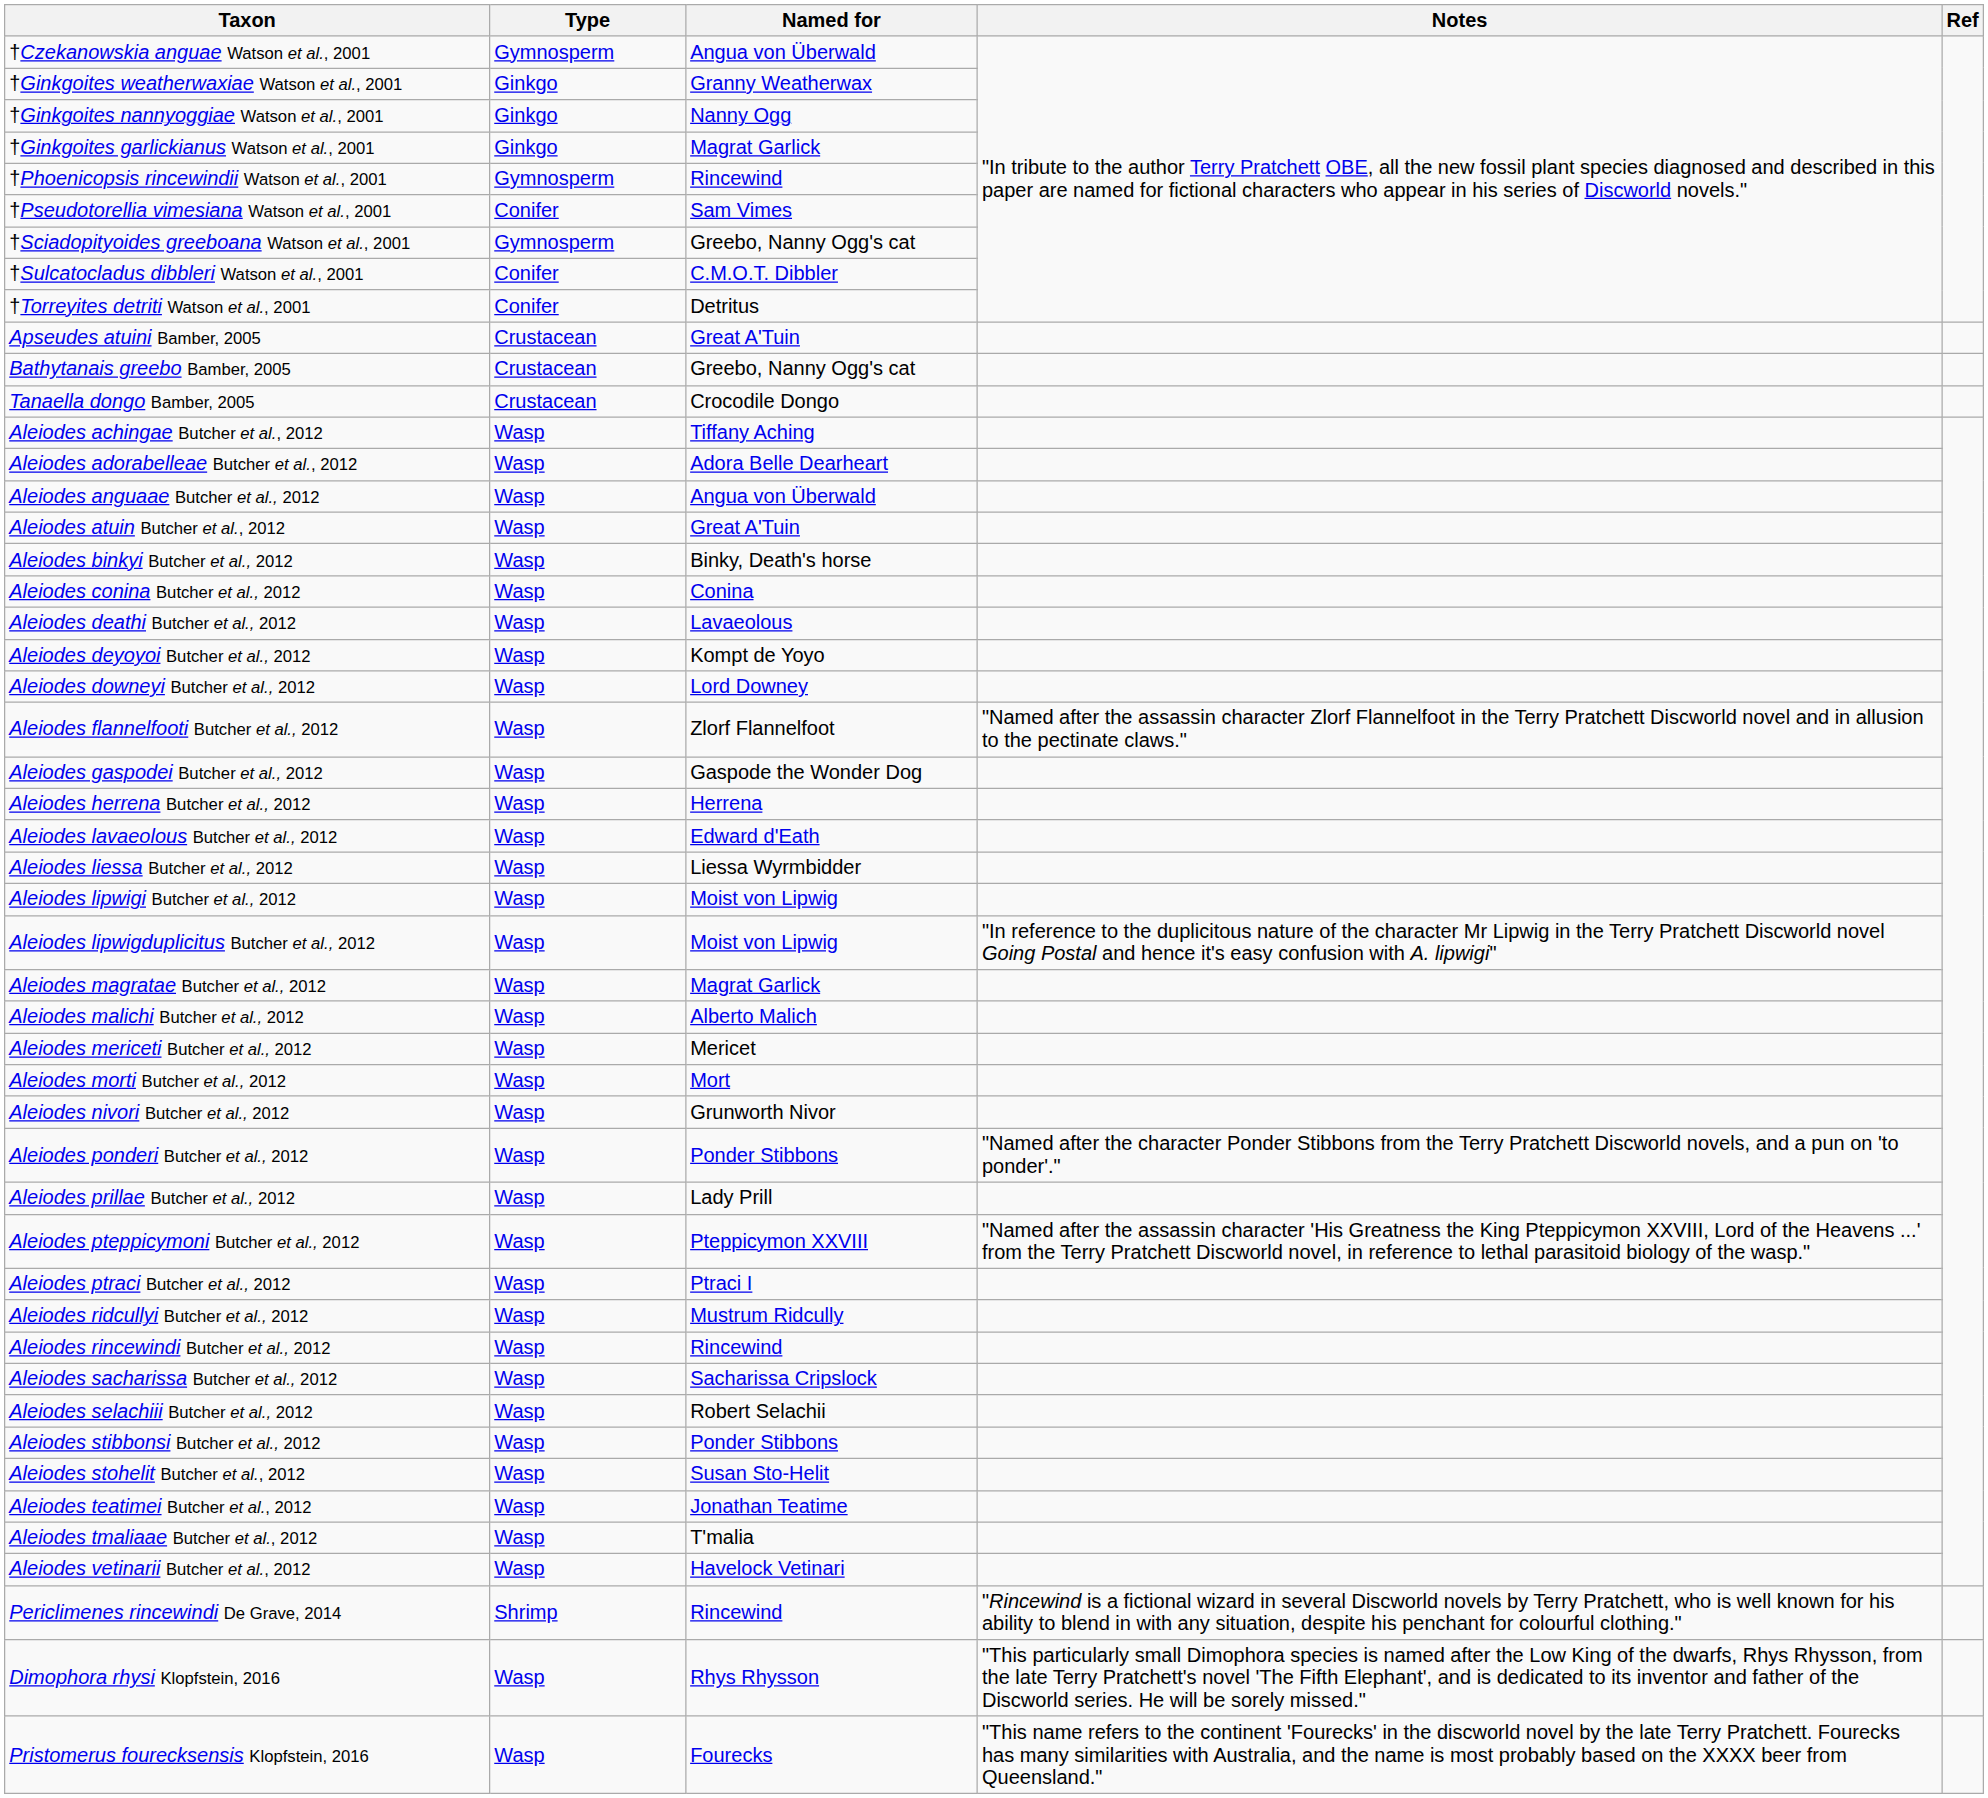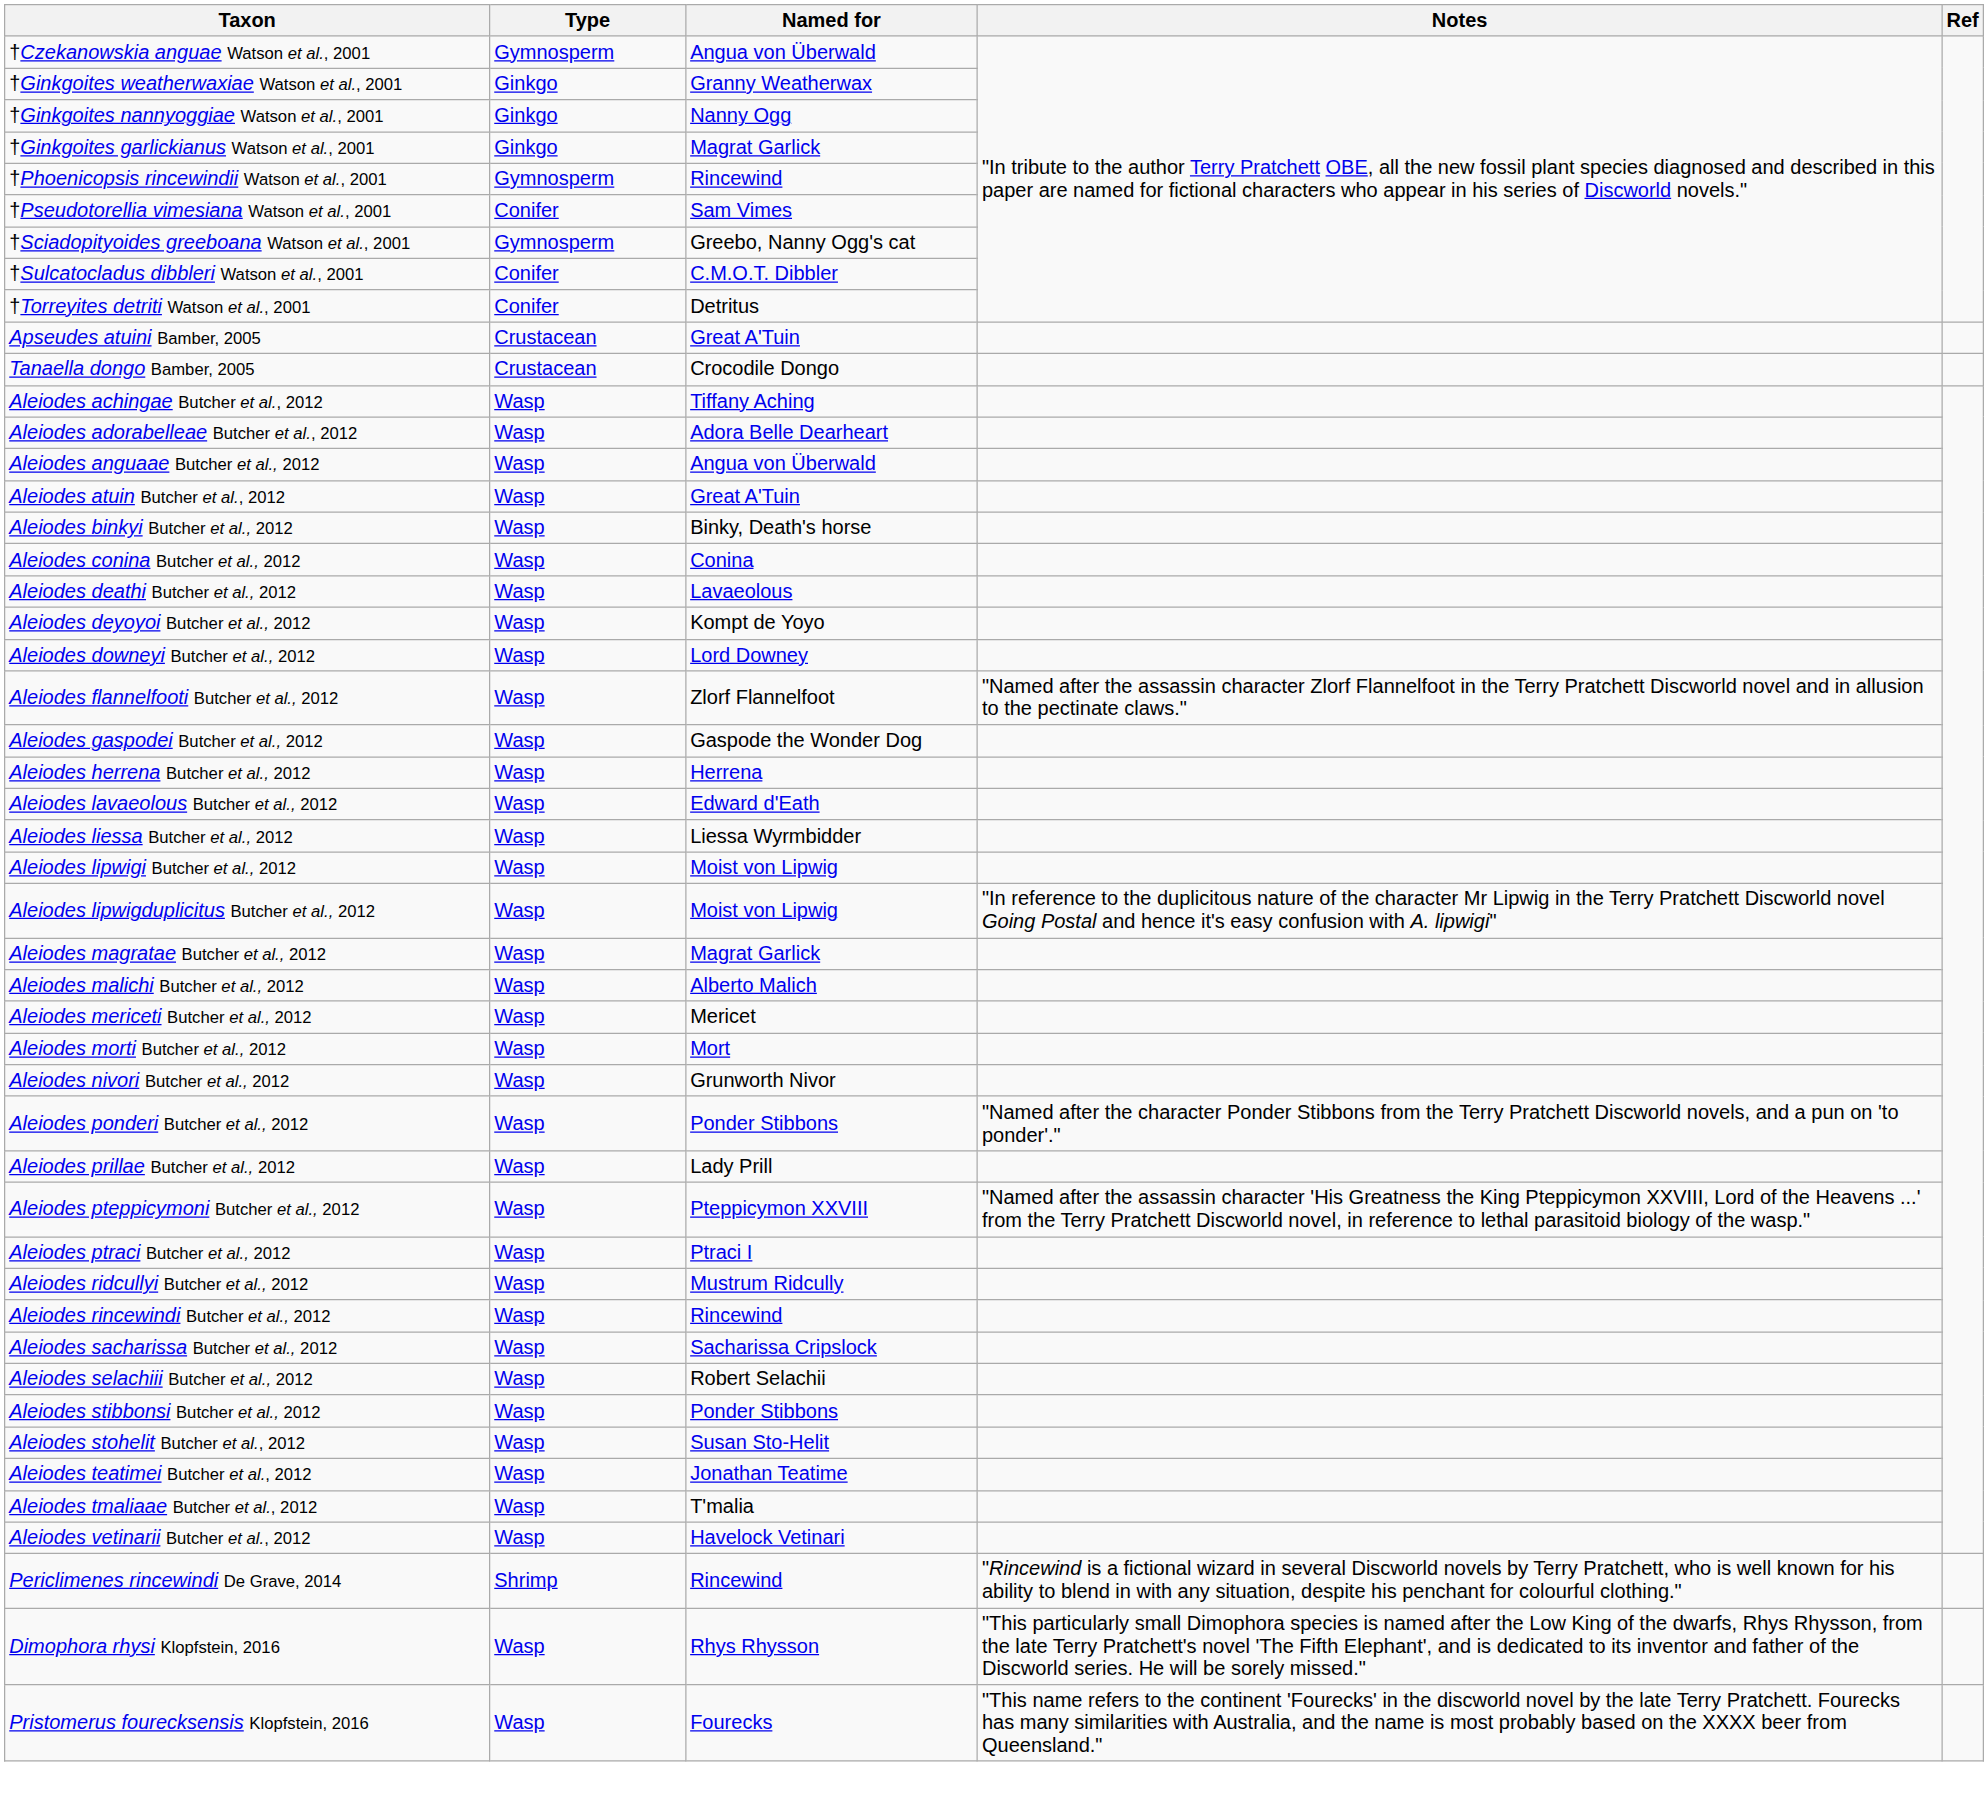- row: (150, 369)
